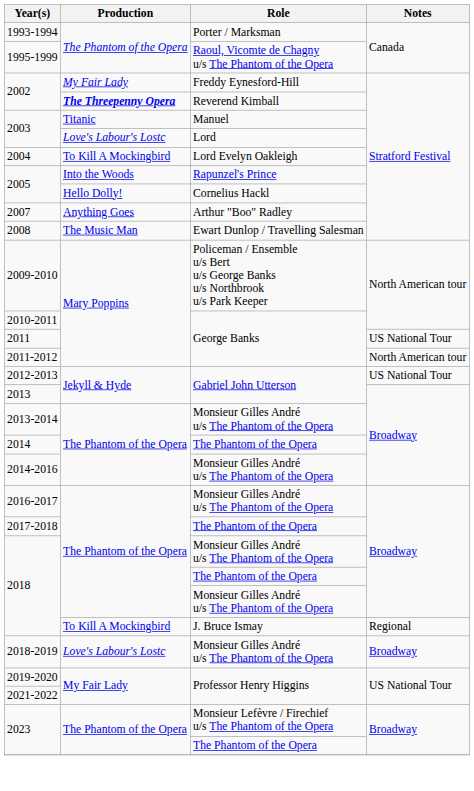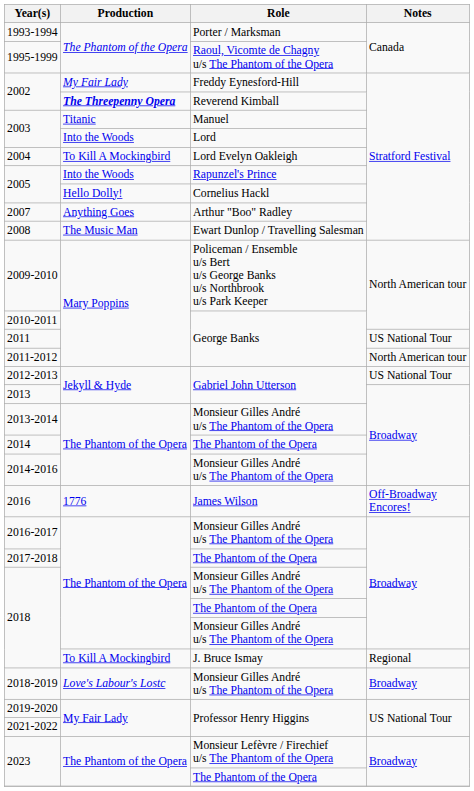(114, 138) Love's Labour's Lostc -> (98, 138) Into the Woods
+ row: (19, 501)
